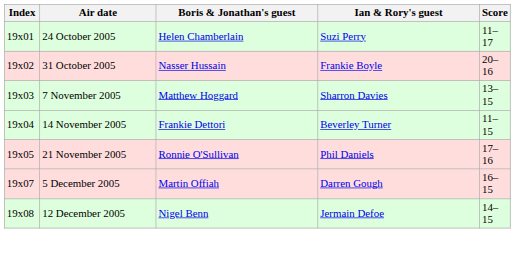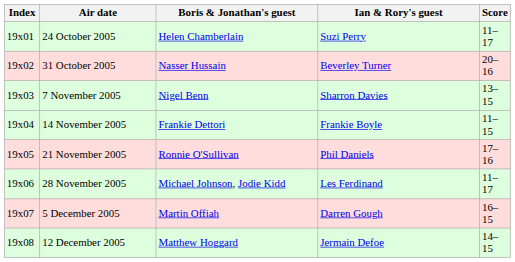(351, 65) Frankie Boyle -> (356, 65) Beverley Turner
(198, 95) Matthew Hoggard -> (183, 95) Nigel Benn
(356, 124) Beverley Turner -> (351, 124) Frankie Boyle
+ row: (84, 183)
(183, 213) Nigel Benn -> (198, 242) Matthew Hoggard
